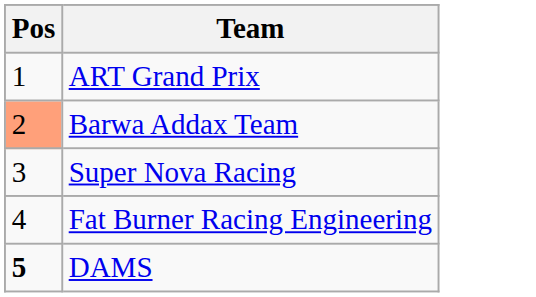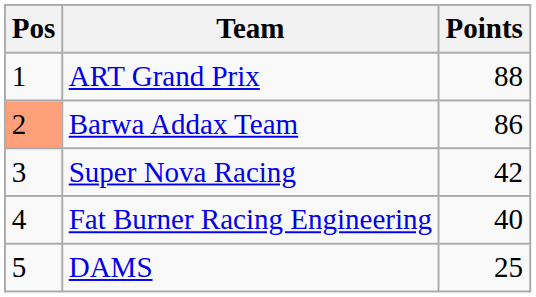+ column: (484, 28)
(19, 267) bold -> (19, 267) normal
